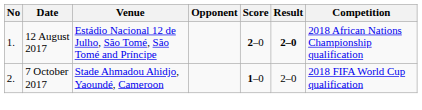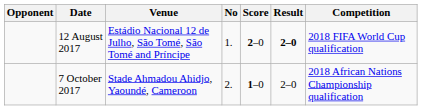columns swapped: (13, 13) <-> (214, 13)
(355, 42) 2018 African Nations Championship qualification -> (357, 42) 2018 FIFA World Cup qualification
(357, 78) 2018 FIFA World Cup qualification -> (355, 84) 2018 African Nations Championship qualification
